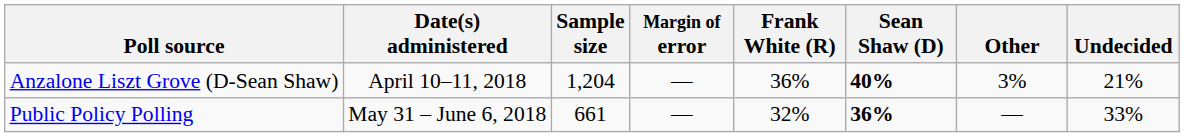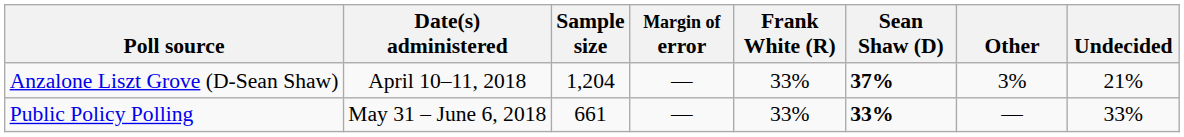(790, 80) 36% -> (790, 80) 33%
(872, 80) 40% -> (872, 80) 37%
(790, 114) 32% -> (790, 114) 33%
(872, 114) 36% -> (872, 114) 33%
